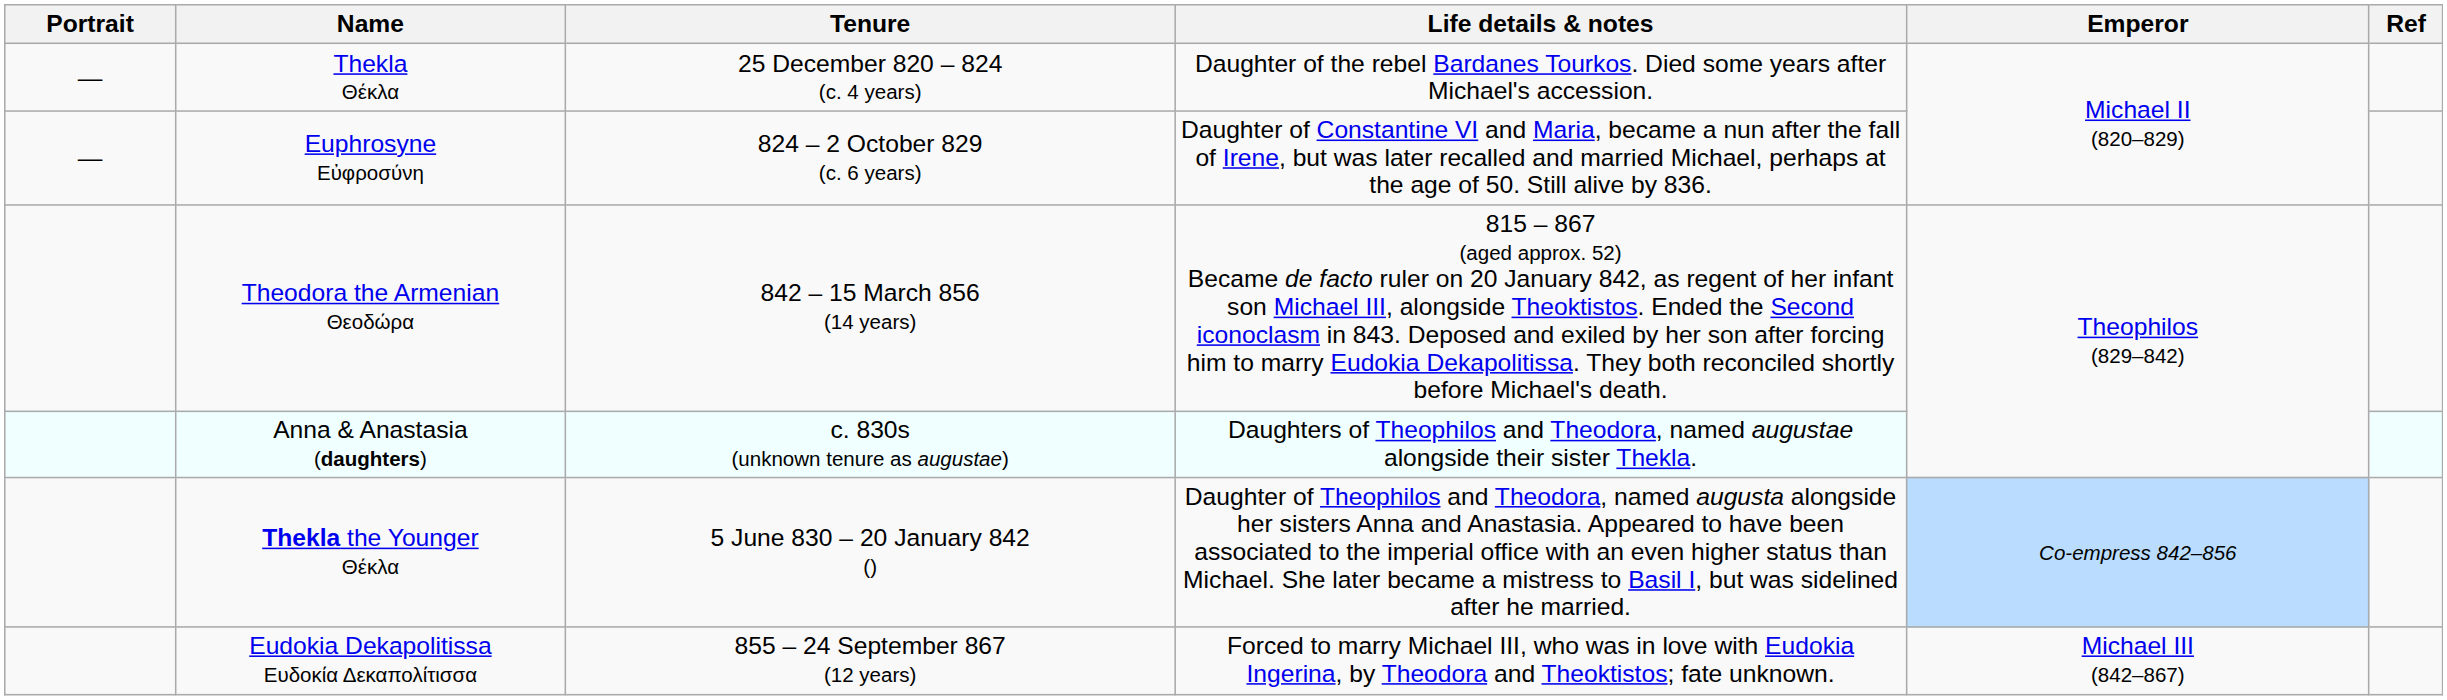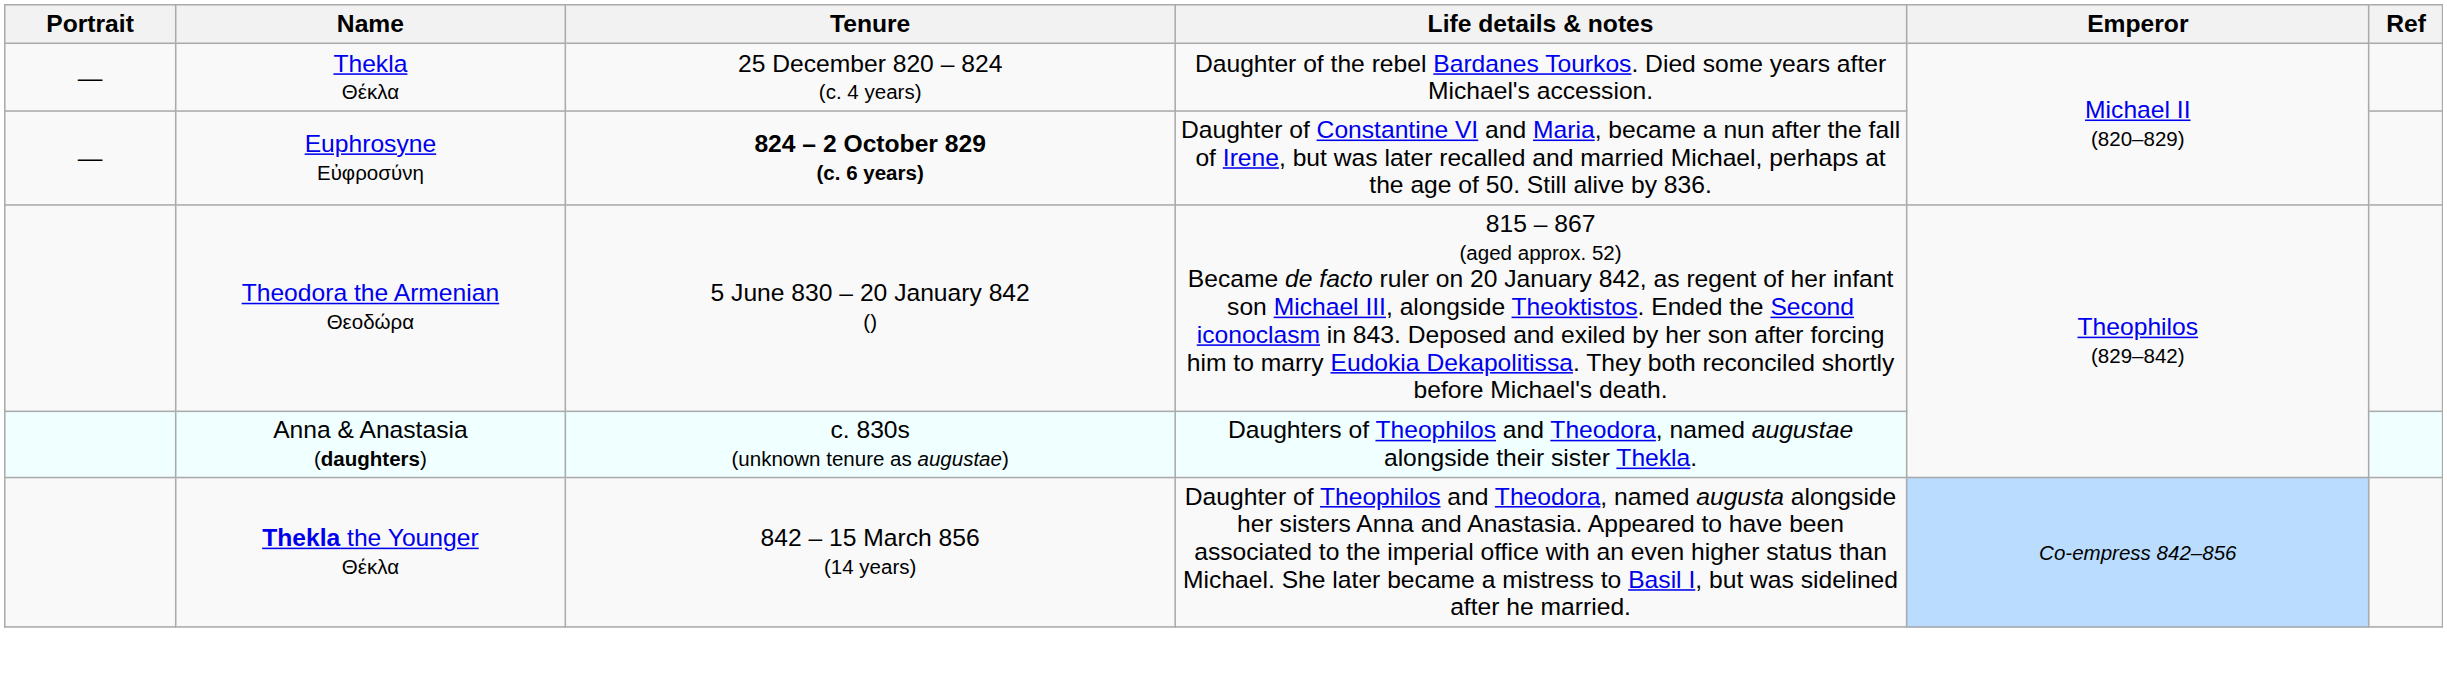(870, 157) normal -> (870, 157) bold
(870, 307) 842 – 15 March 856 (14 years) -> (870, 307) 5 June 830 – 20 January 842 ()
(870, 552) 5 June 830 – 20 January 842 () -> (870, 552) 842 – 15 March 856 (14 years)
- row: (370, 660)
